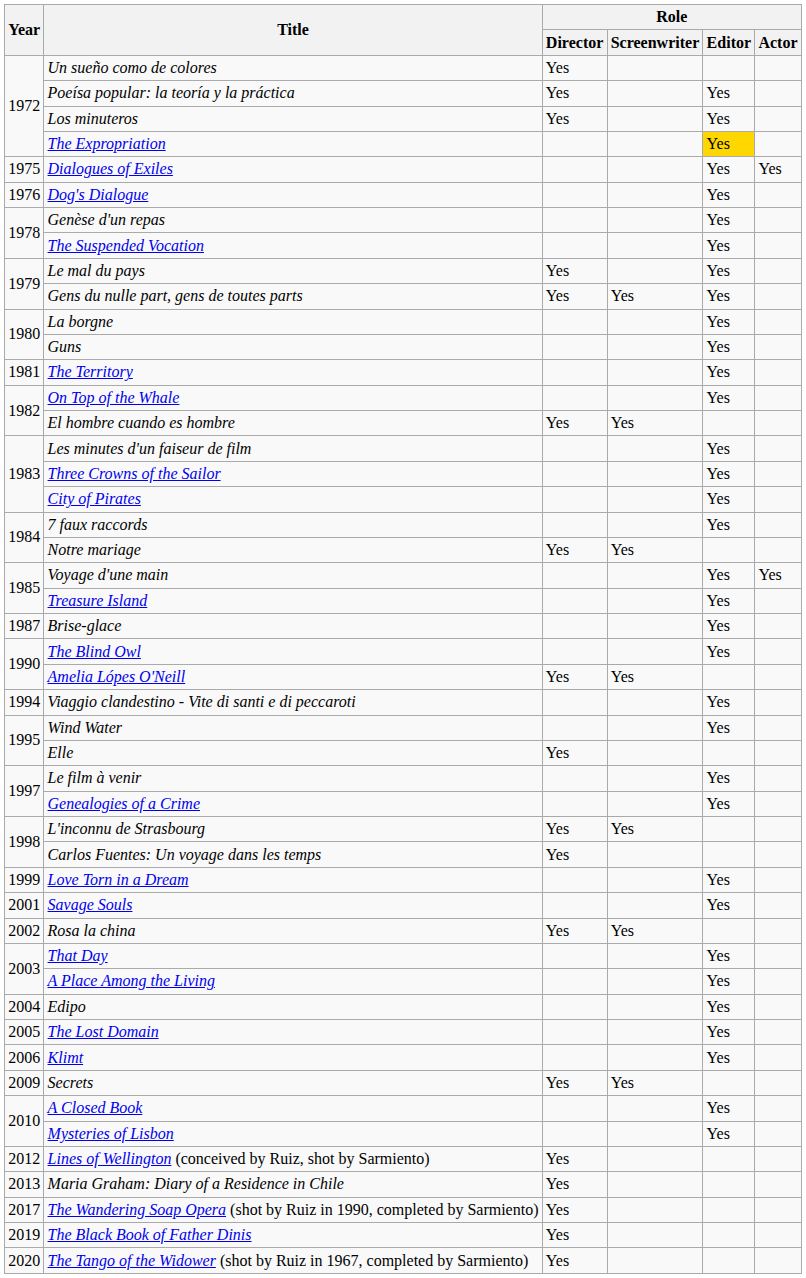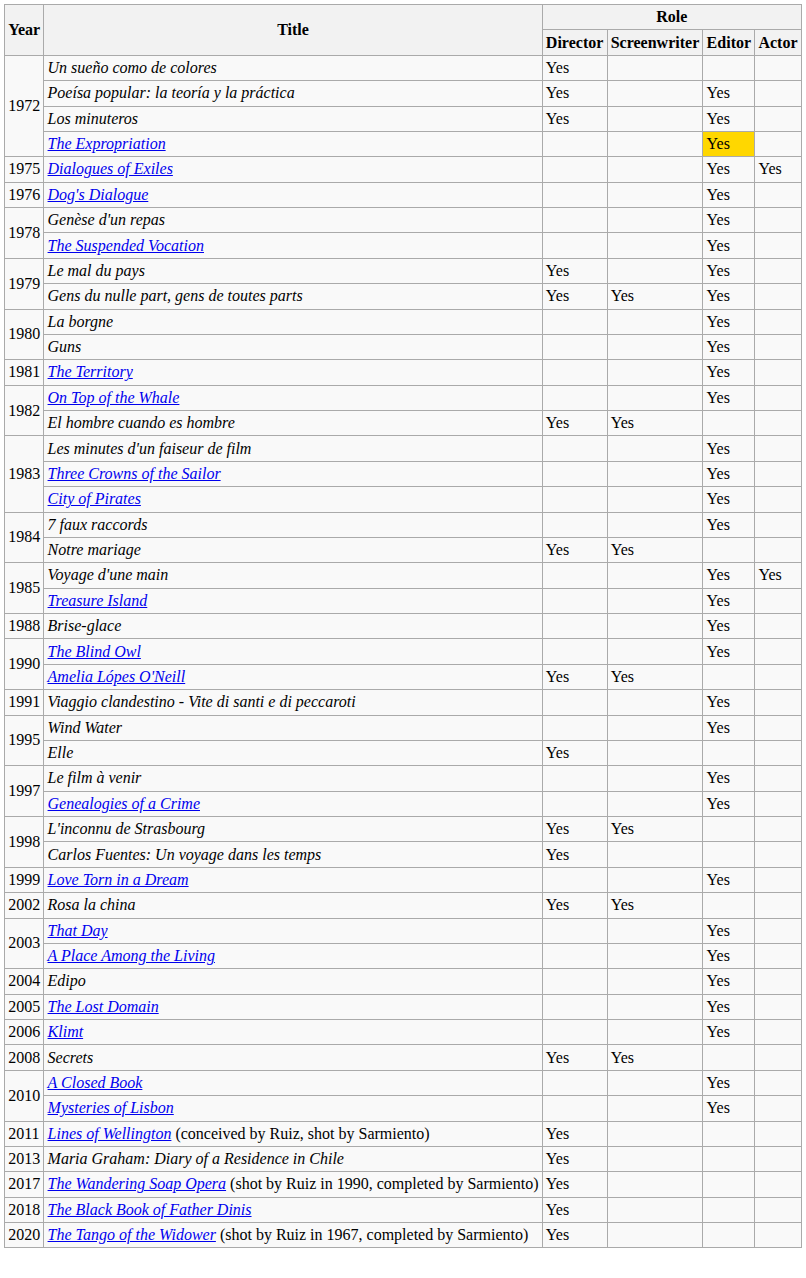(24, 626) 1987 -> (24, 626) 1988
(24, 702) 1994 -> (24, 702) 1991
- row: (90, 905)
(24, 1082) 2009 -> (24, 1057) 2008
(24, 1159) 2012 -> (24, 1133) 2011
(24, 1235) 2019 -> (24, 1209) 2018
